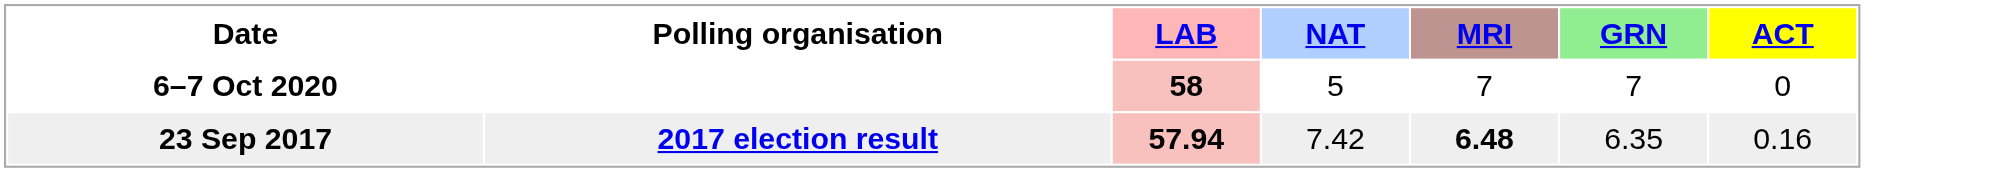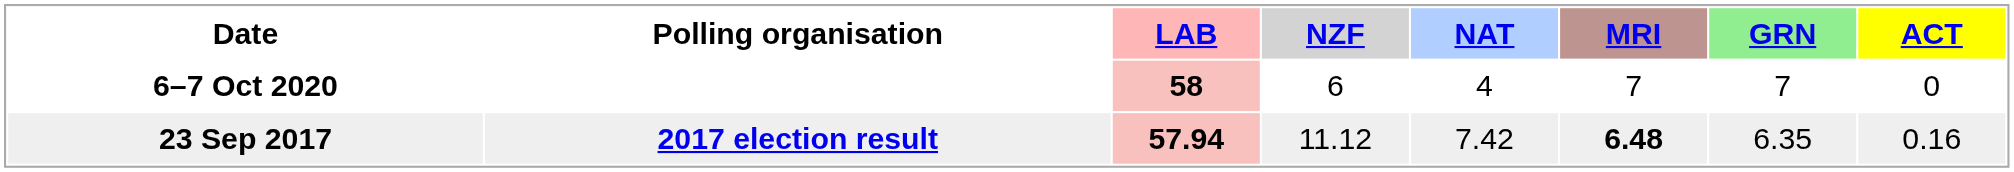+ column: (1335, 33)
(1335, 86) 5 -> (1484, 86) 4
